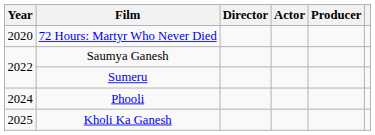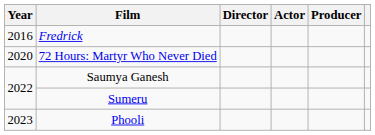+ row: (61, 36)
(20, 98) 2024 -> (20, 119) 2023
- row: (128, 119)
